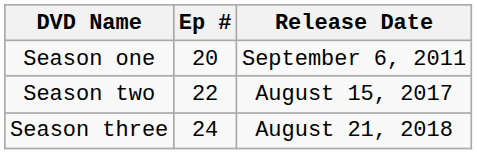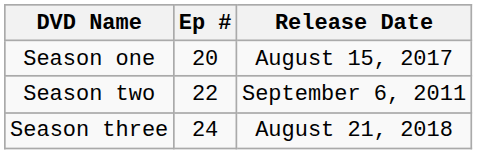(354, 59) September 6, 2011 -> (354, 59) August 15, 2017
(354, 94) August 15, 2017 -> (354, 94) September 6, 2011
